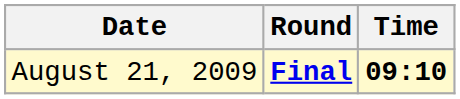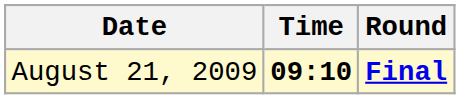columns swapped: (406, 27) <-> (311, 27)
